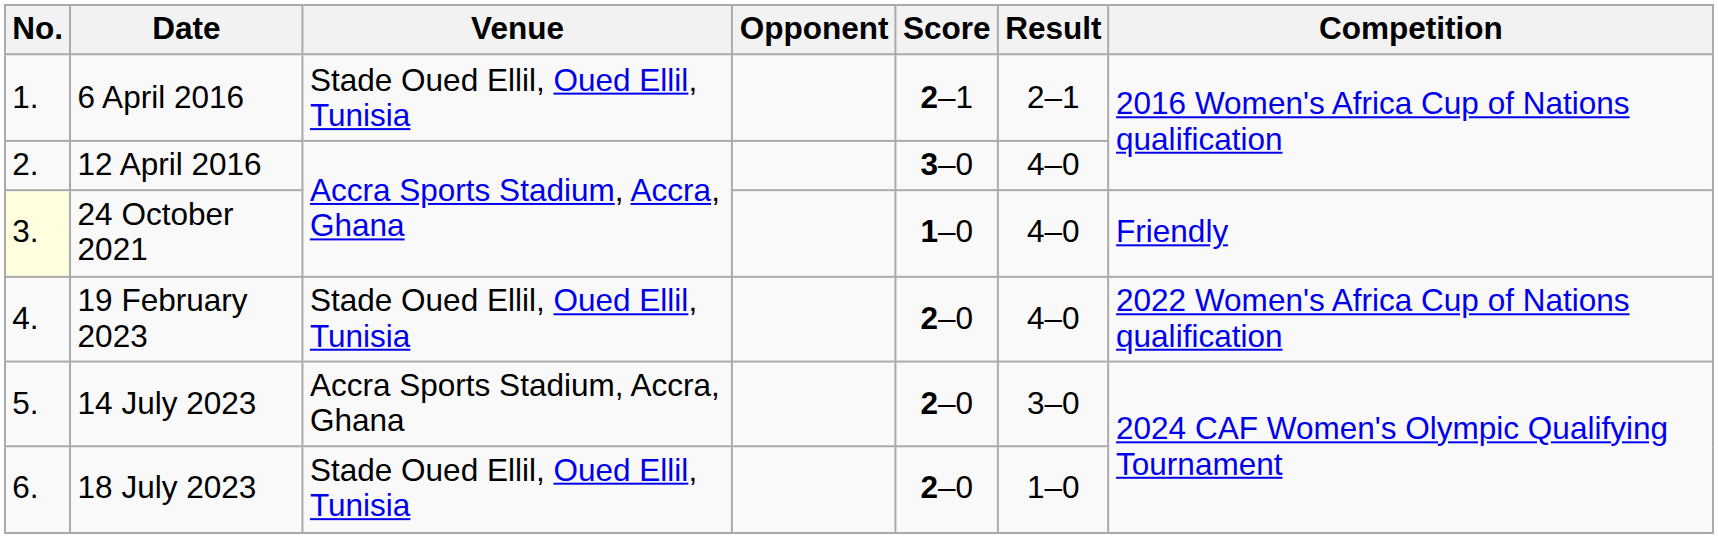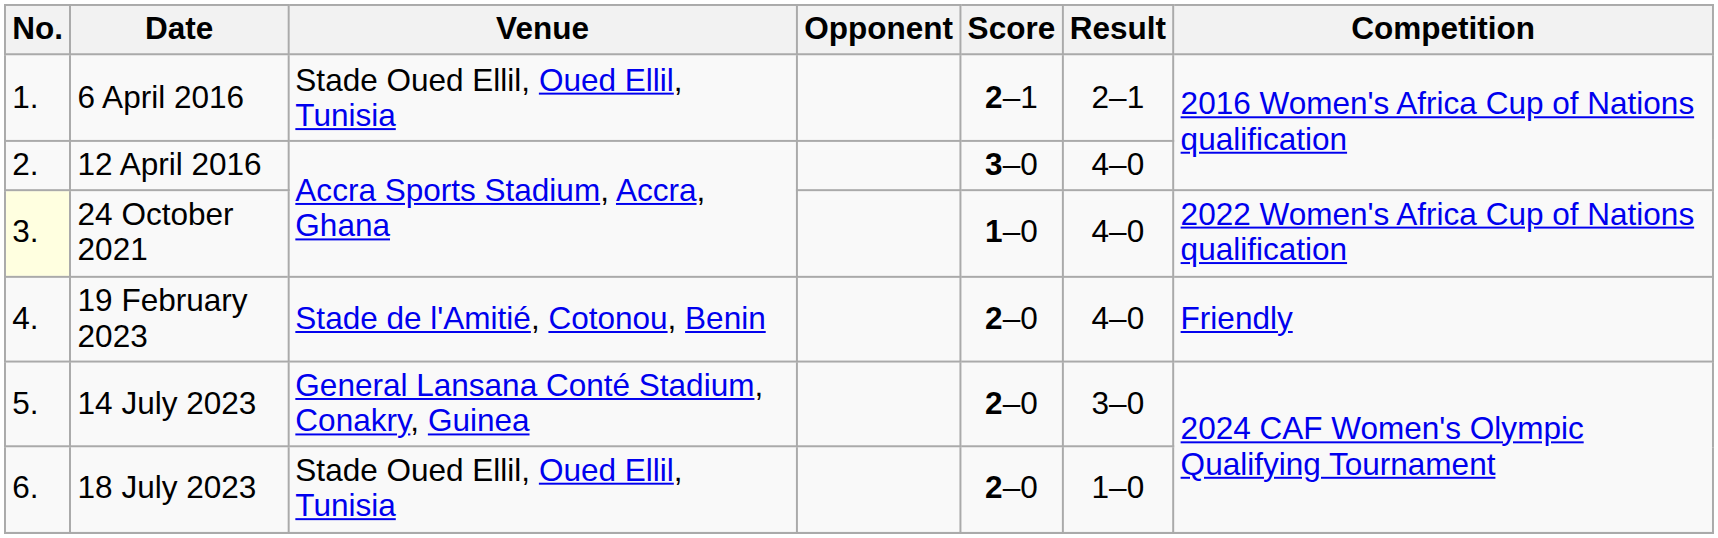(1172, 232) Friendly -> (1437, 232) 2022 Women's Africa Cup of Nations qualification
(504, 318) Stade Oued Ellil, Oued Ellil, Tunisia -> (531, 318) Stade de l'Amitié, Cotonou, Benin
(1373, 318) 2022 Women's Africa Cup of Nations qualification -> (1237, 318) Friendly
(515, 403) Accra Sports Stadium, Accra, Ghana -> (529, 403) General Lansana Conté Stadium, Conakry, Guinea
